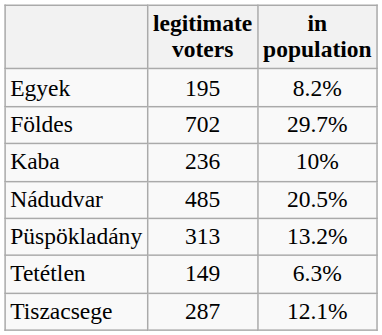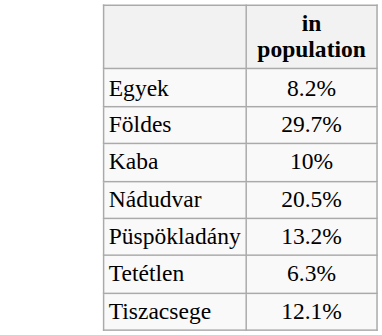- column: (203, 36)
